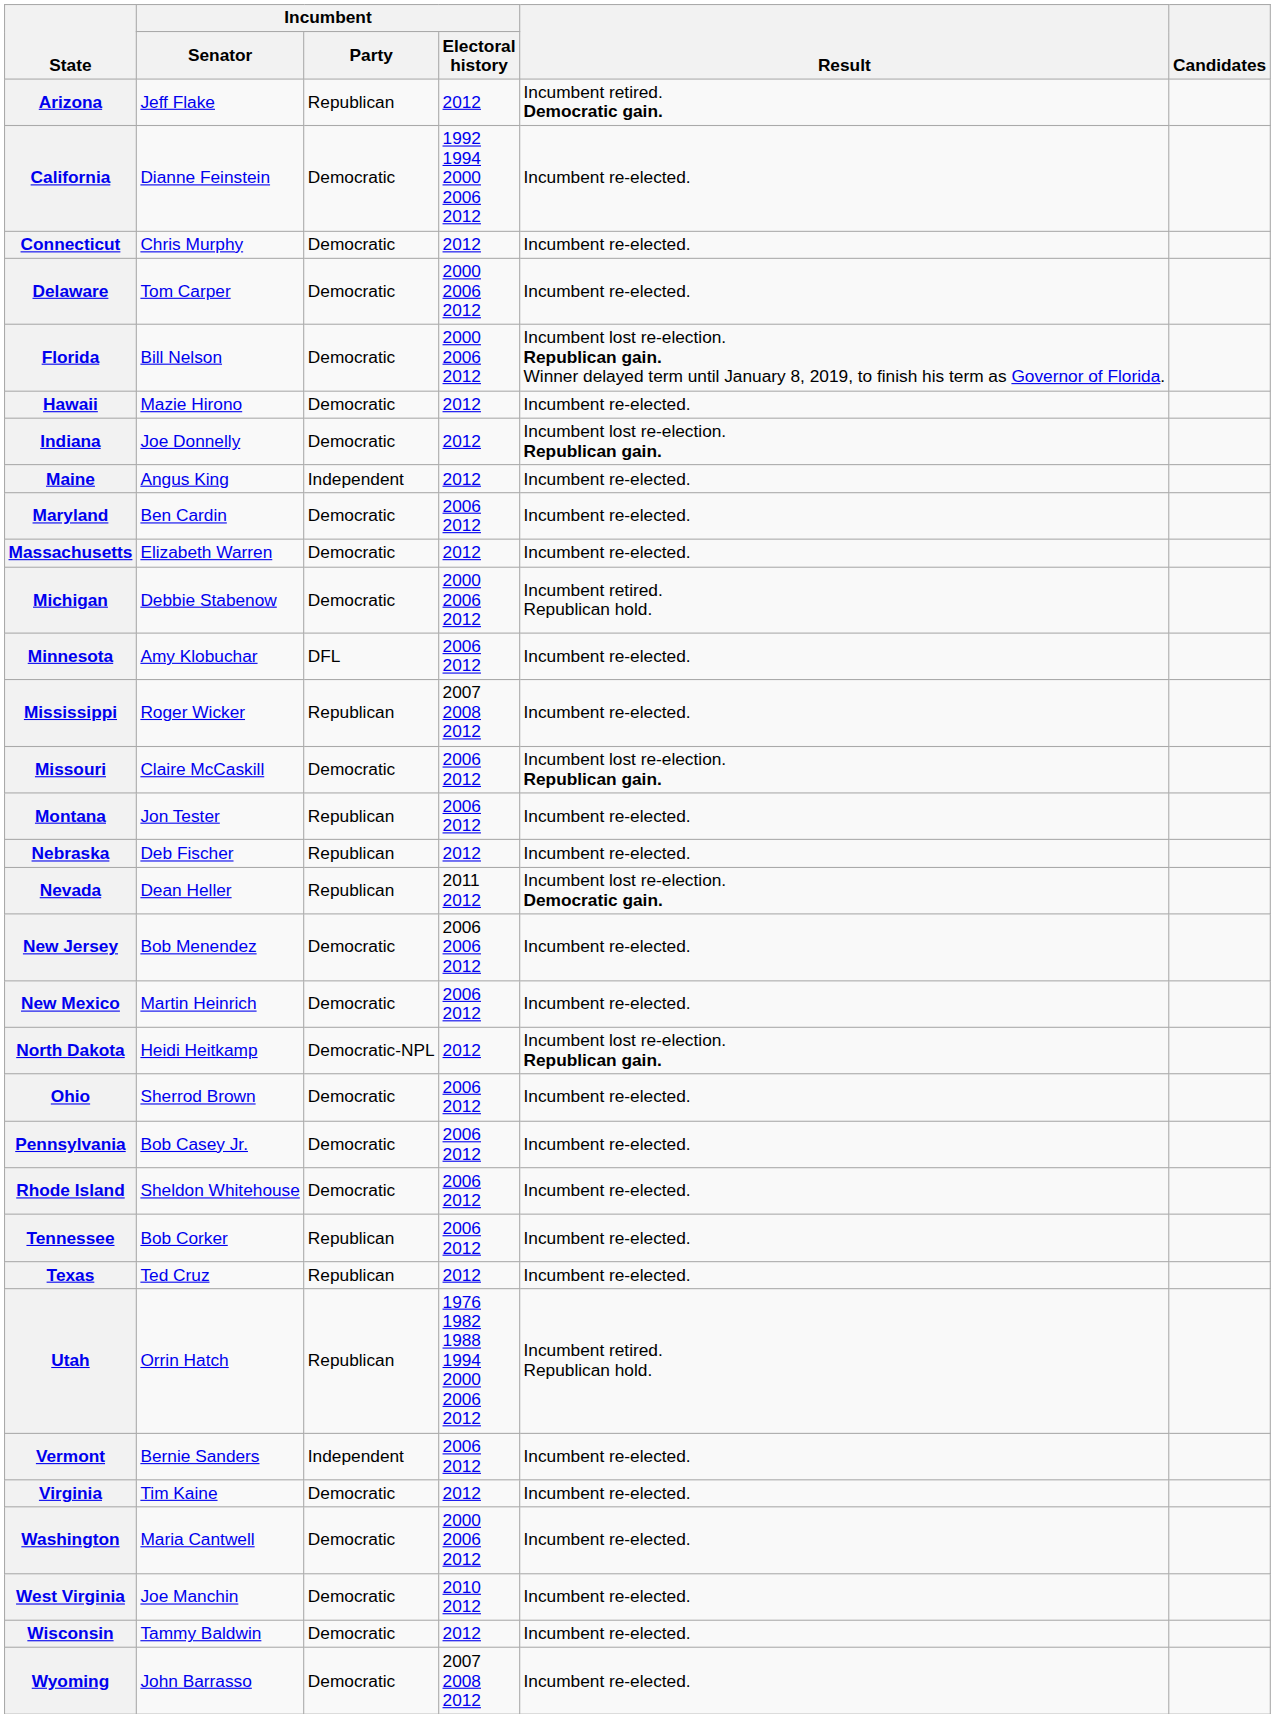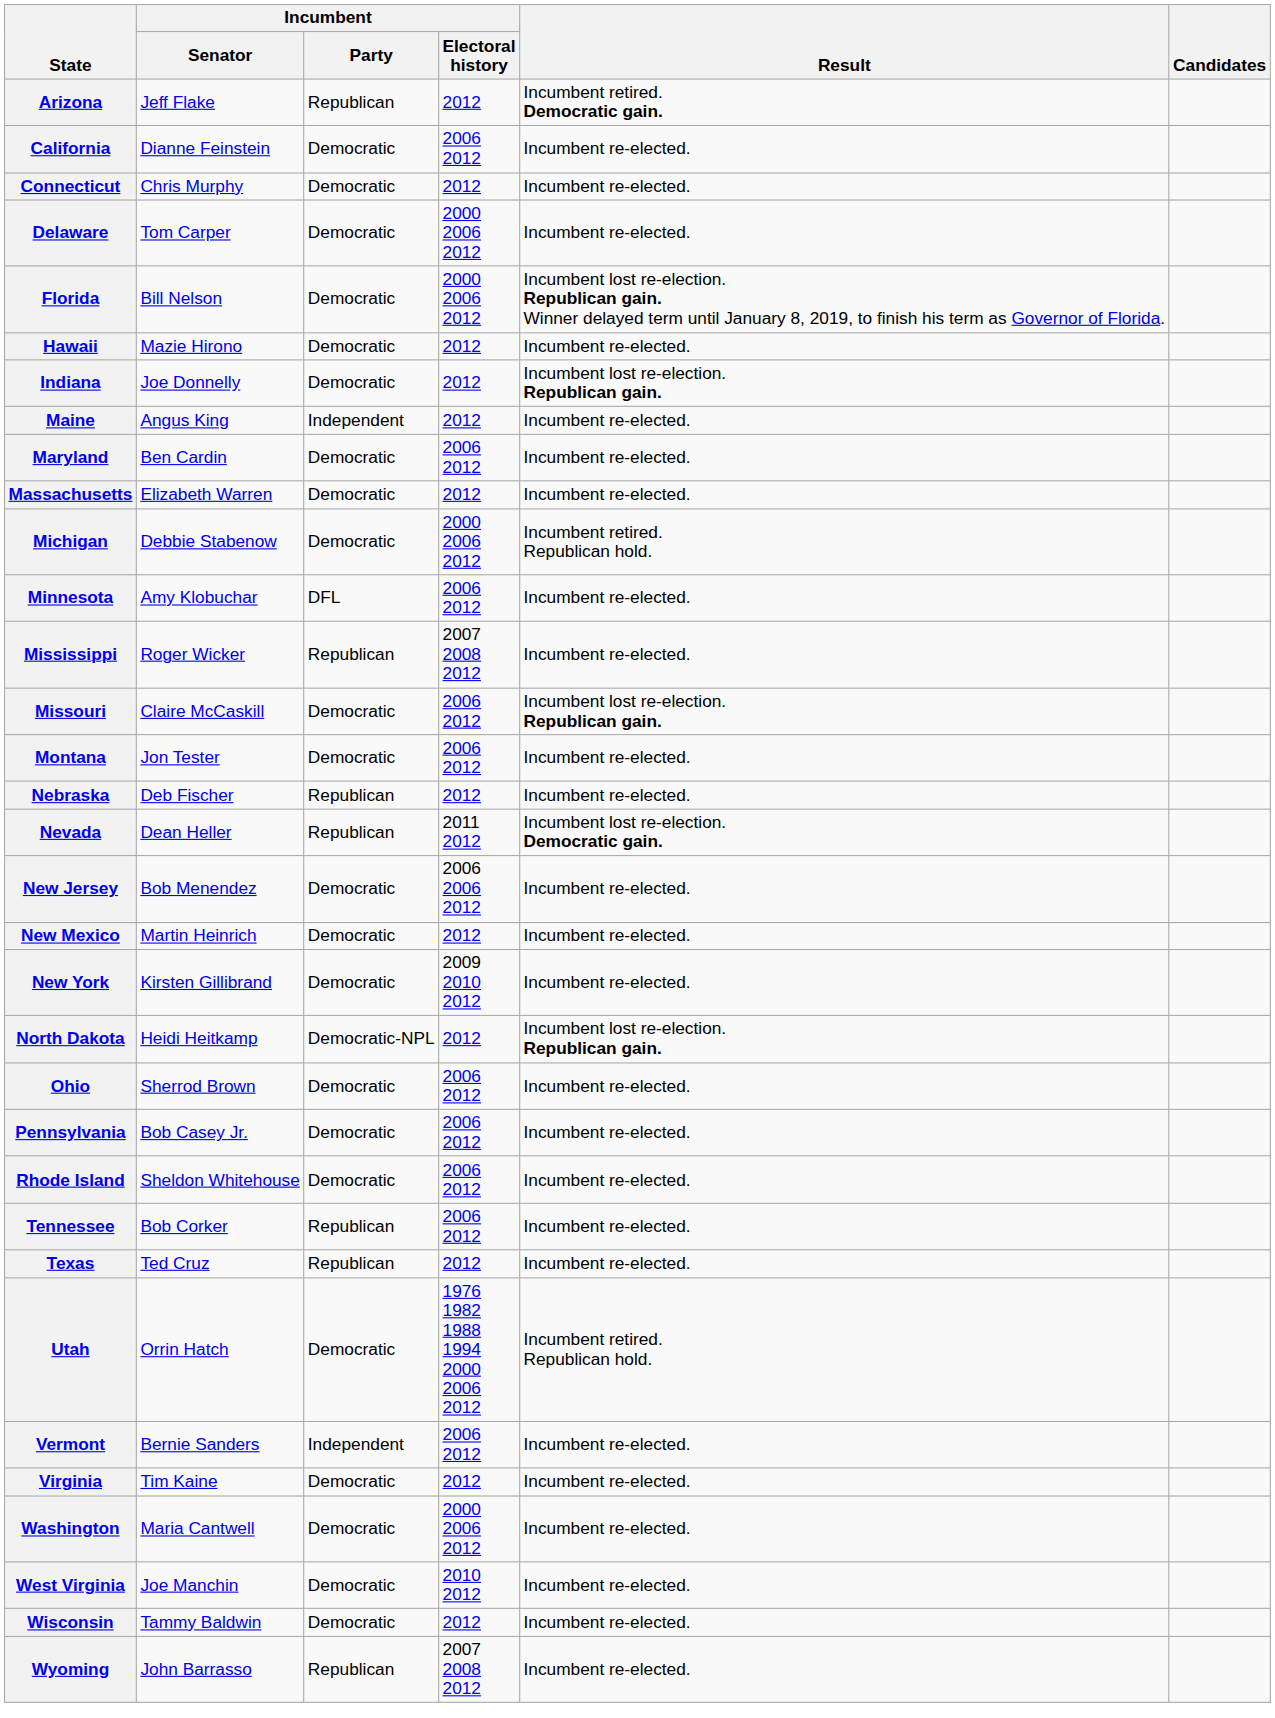(462, 178) 1992 1994 2000 2006 2012 -> (462, 149) 2006 2012
(351, 816) Republican -> (352, 758) Democratic
(462, 1003) 2006 2012 -> (462, 935) 2012
+ row: (70, 982)
(351, 1360) Republican -> (352, 1349) Democratic
(352, 1680) Democratic -> (351, 1669) Republican
